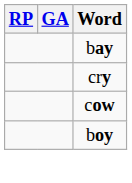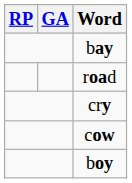+ row: (100, 76)
